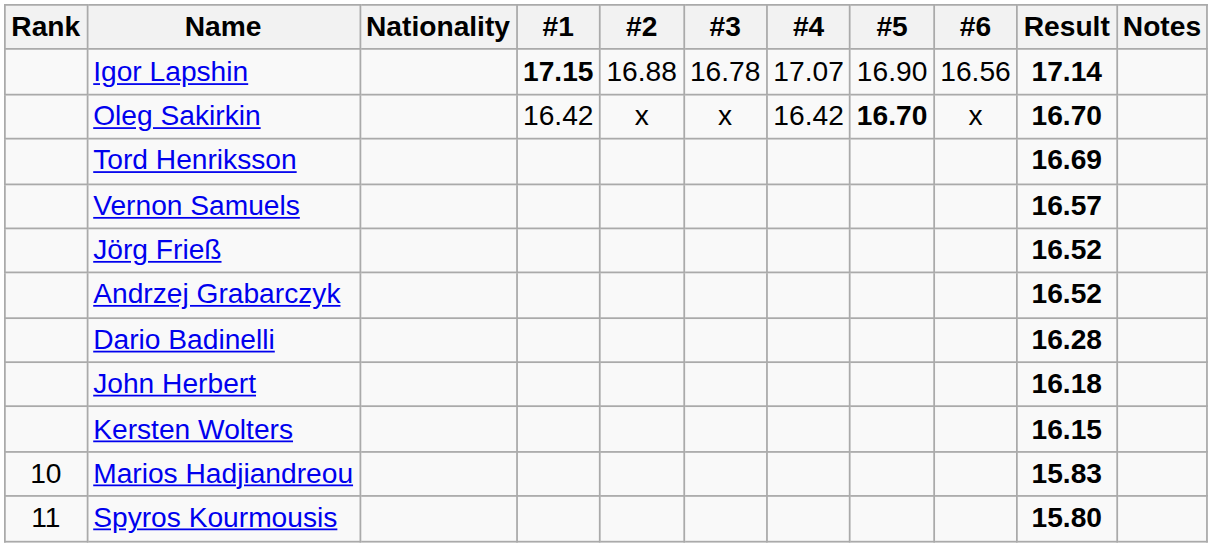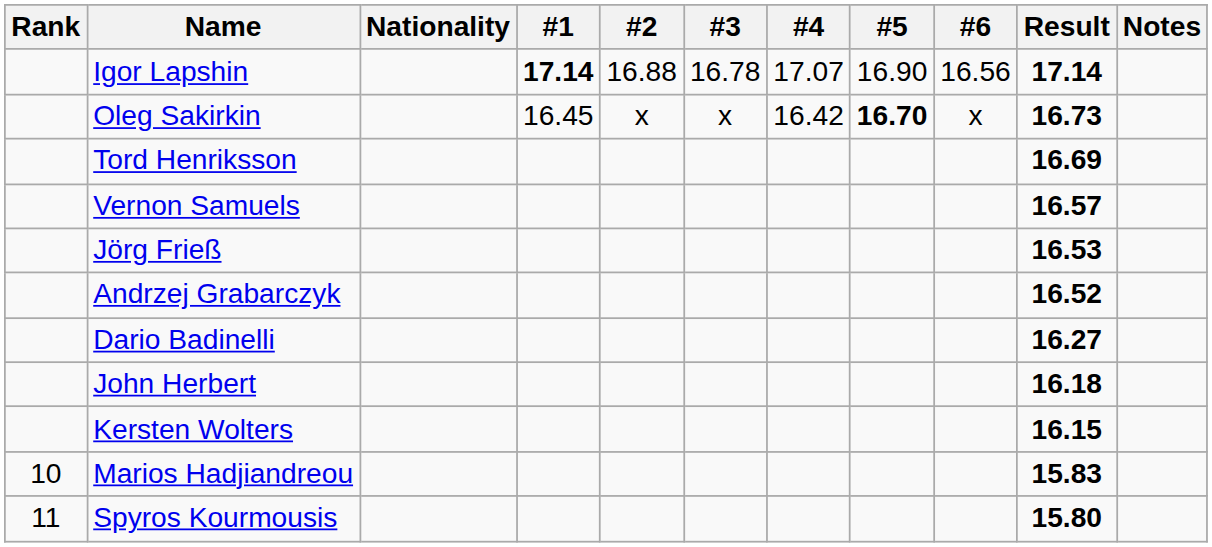(558, 71) 17.15 -> (558, 71) 17.14
(558, 116) 16.42 -> (558, 116) 16.45
(1067, 116) 16.70 -> (1067, 116) 16.73
(1067, 250) 16.52 -> (1067, 250) 16.53
(1067, 339) 16.28 -> (1067, 339) 16.27
